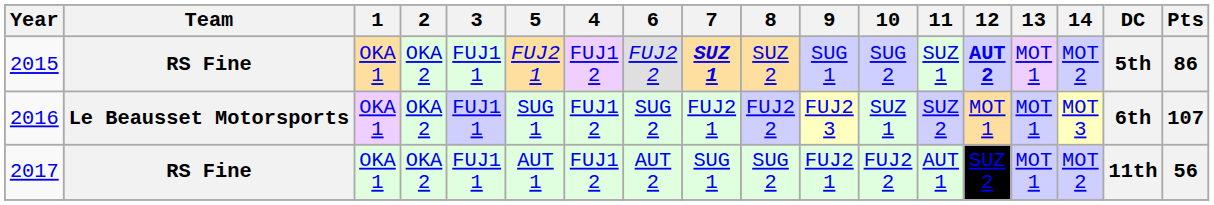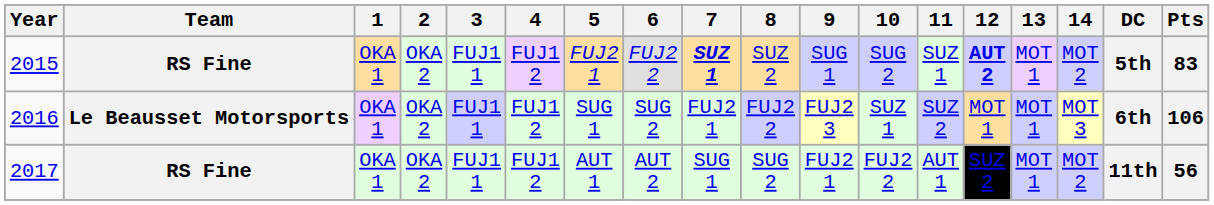columns swapped: (594, 21) <-> (535, 21)
(1186, 64) 86 -> (1186, 64) 83
(1186, 118) 107 -> (1186, 118) 106
